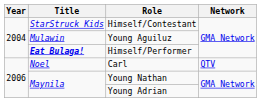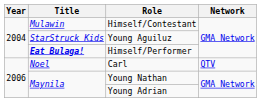(67, 24) StarStruck Kids -> (47, 24) Mulawin
(47, 38) Mulawin -> (67, 38) StarStruck Kids
